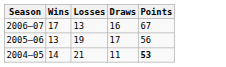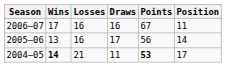+ column: (198, 12)
(79, 26) 13 -> (79, 26) 16
(79, 40) 19 -> (79, 40) 16
(53, 55) normal -> (53, 55) bold
